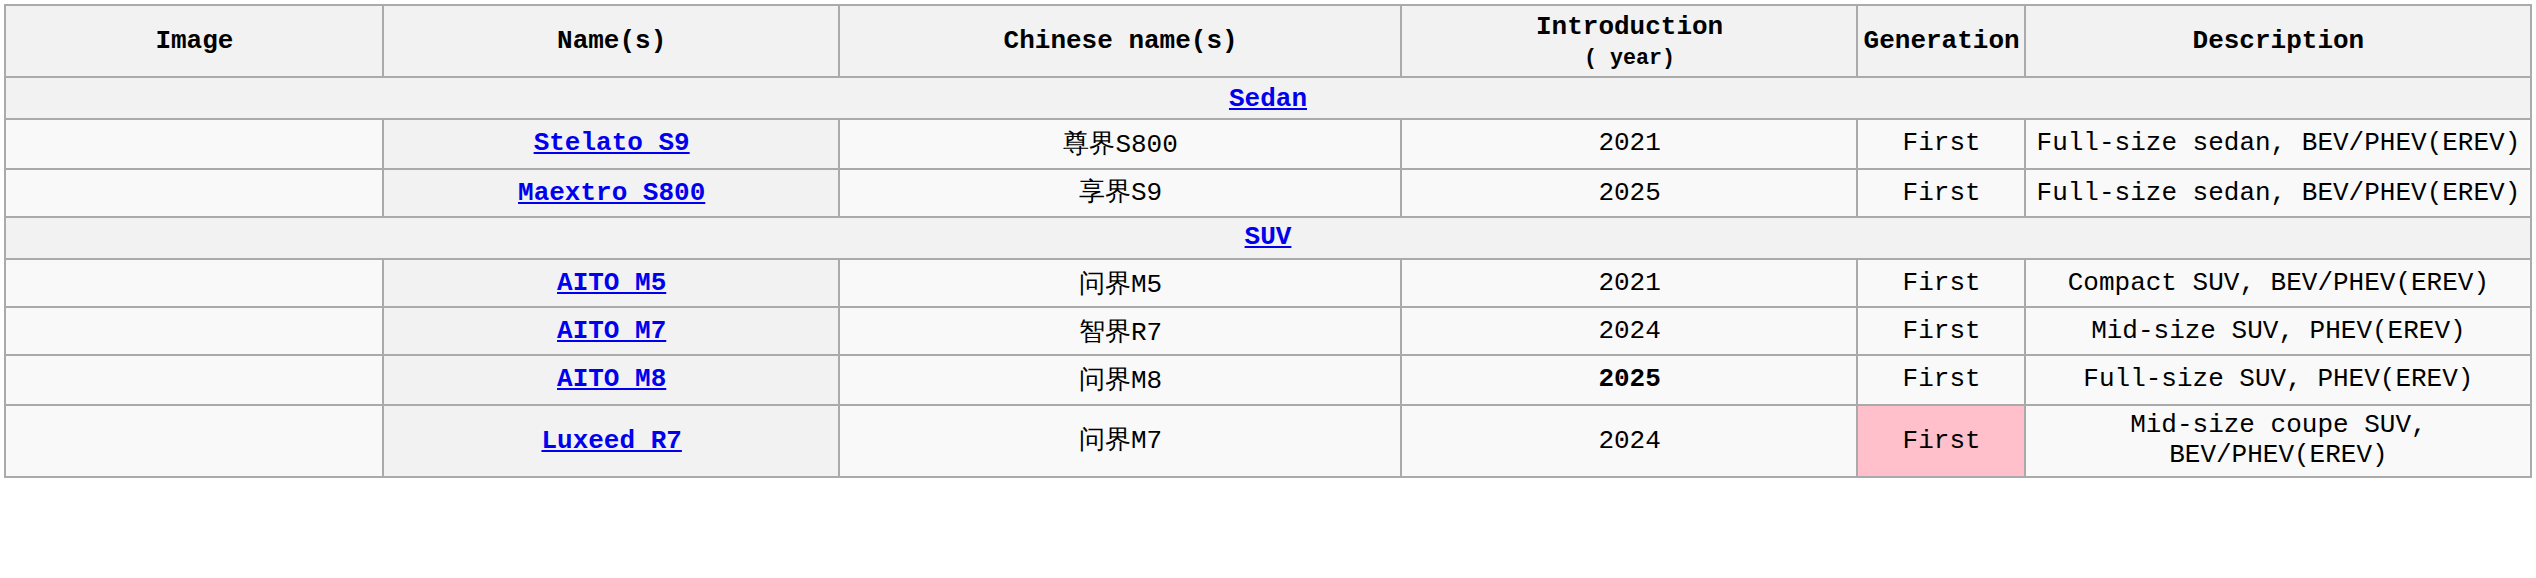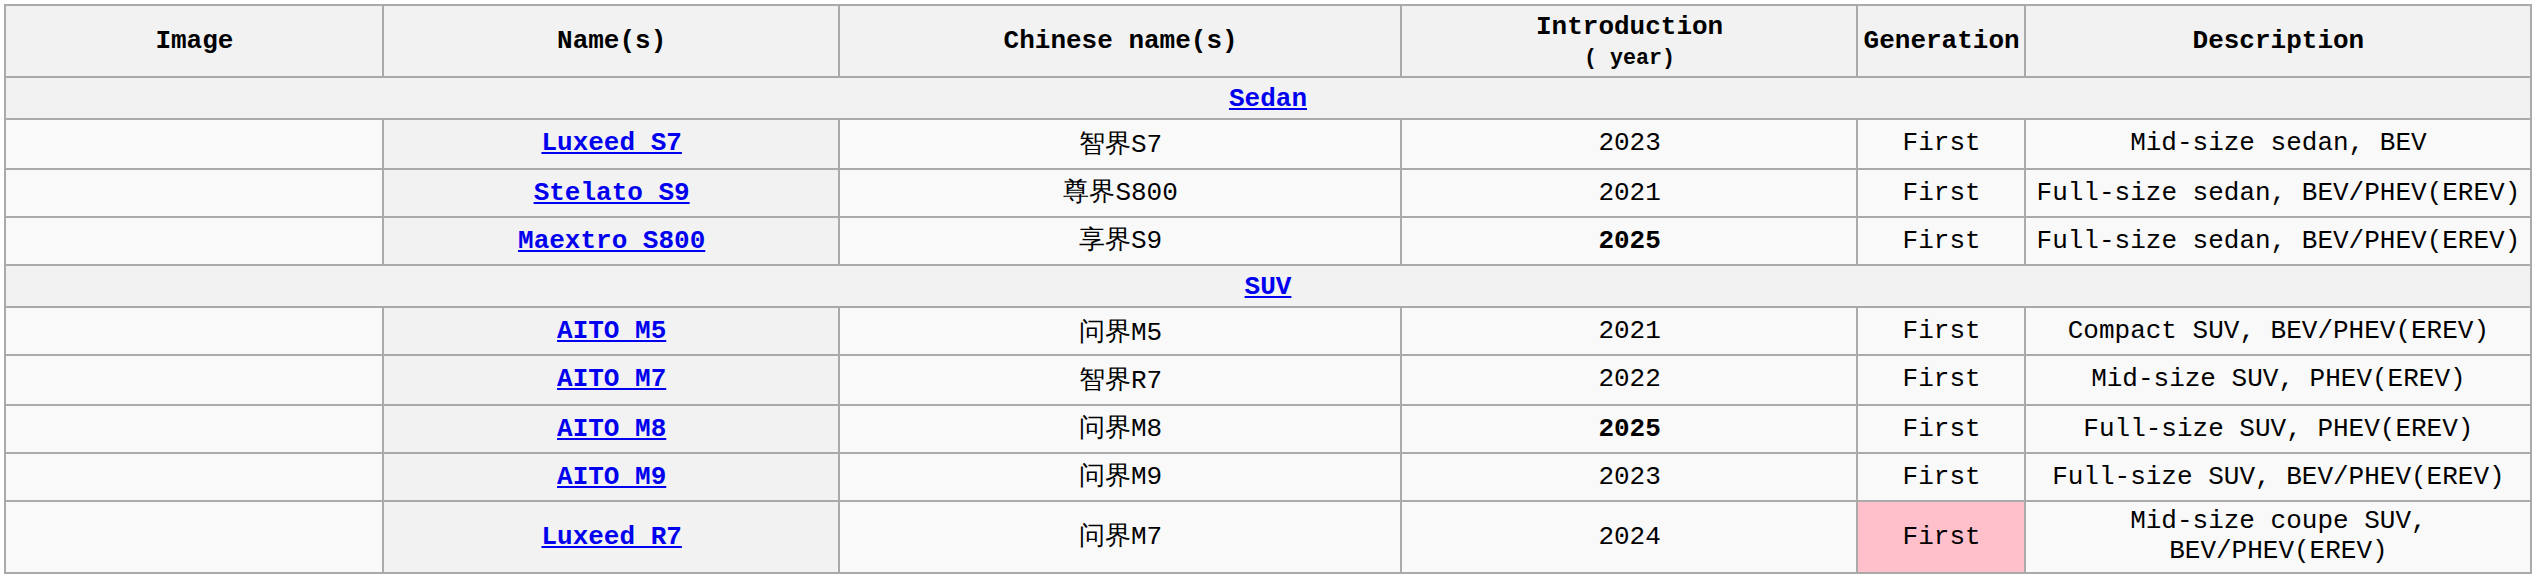+ row: (612, 144)
(1630, 192) normal -> (1630, 241) bold
(1630, 331) 2024 -> (1630, 380) 2022
+ row: (612, 477)
